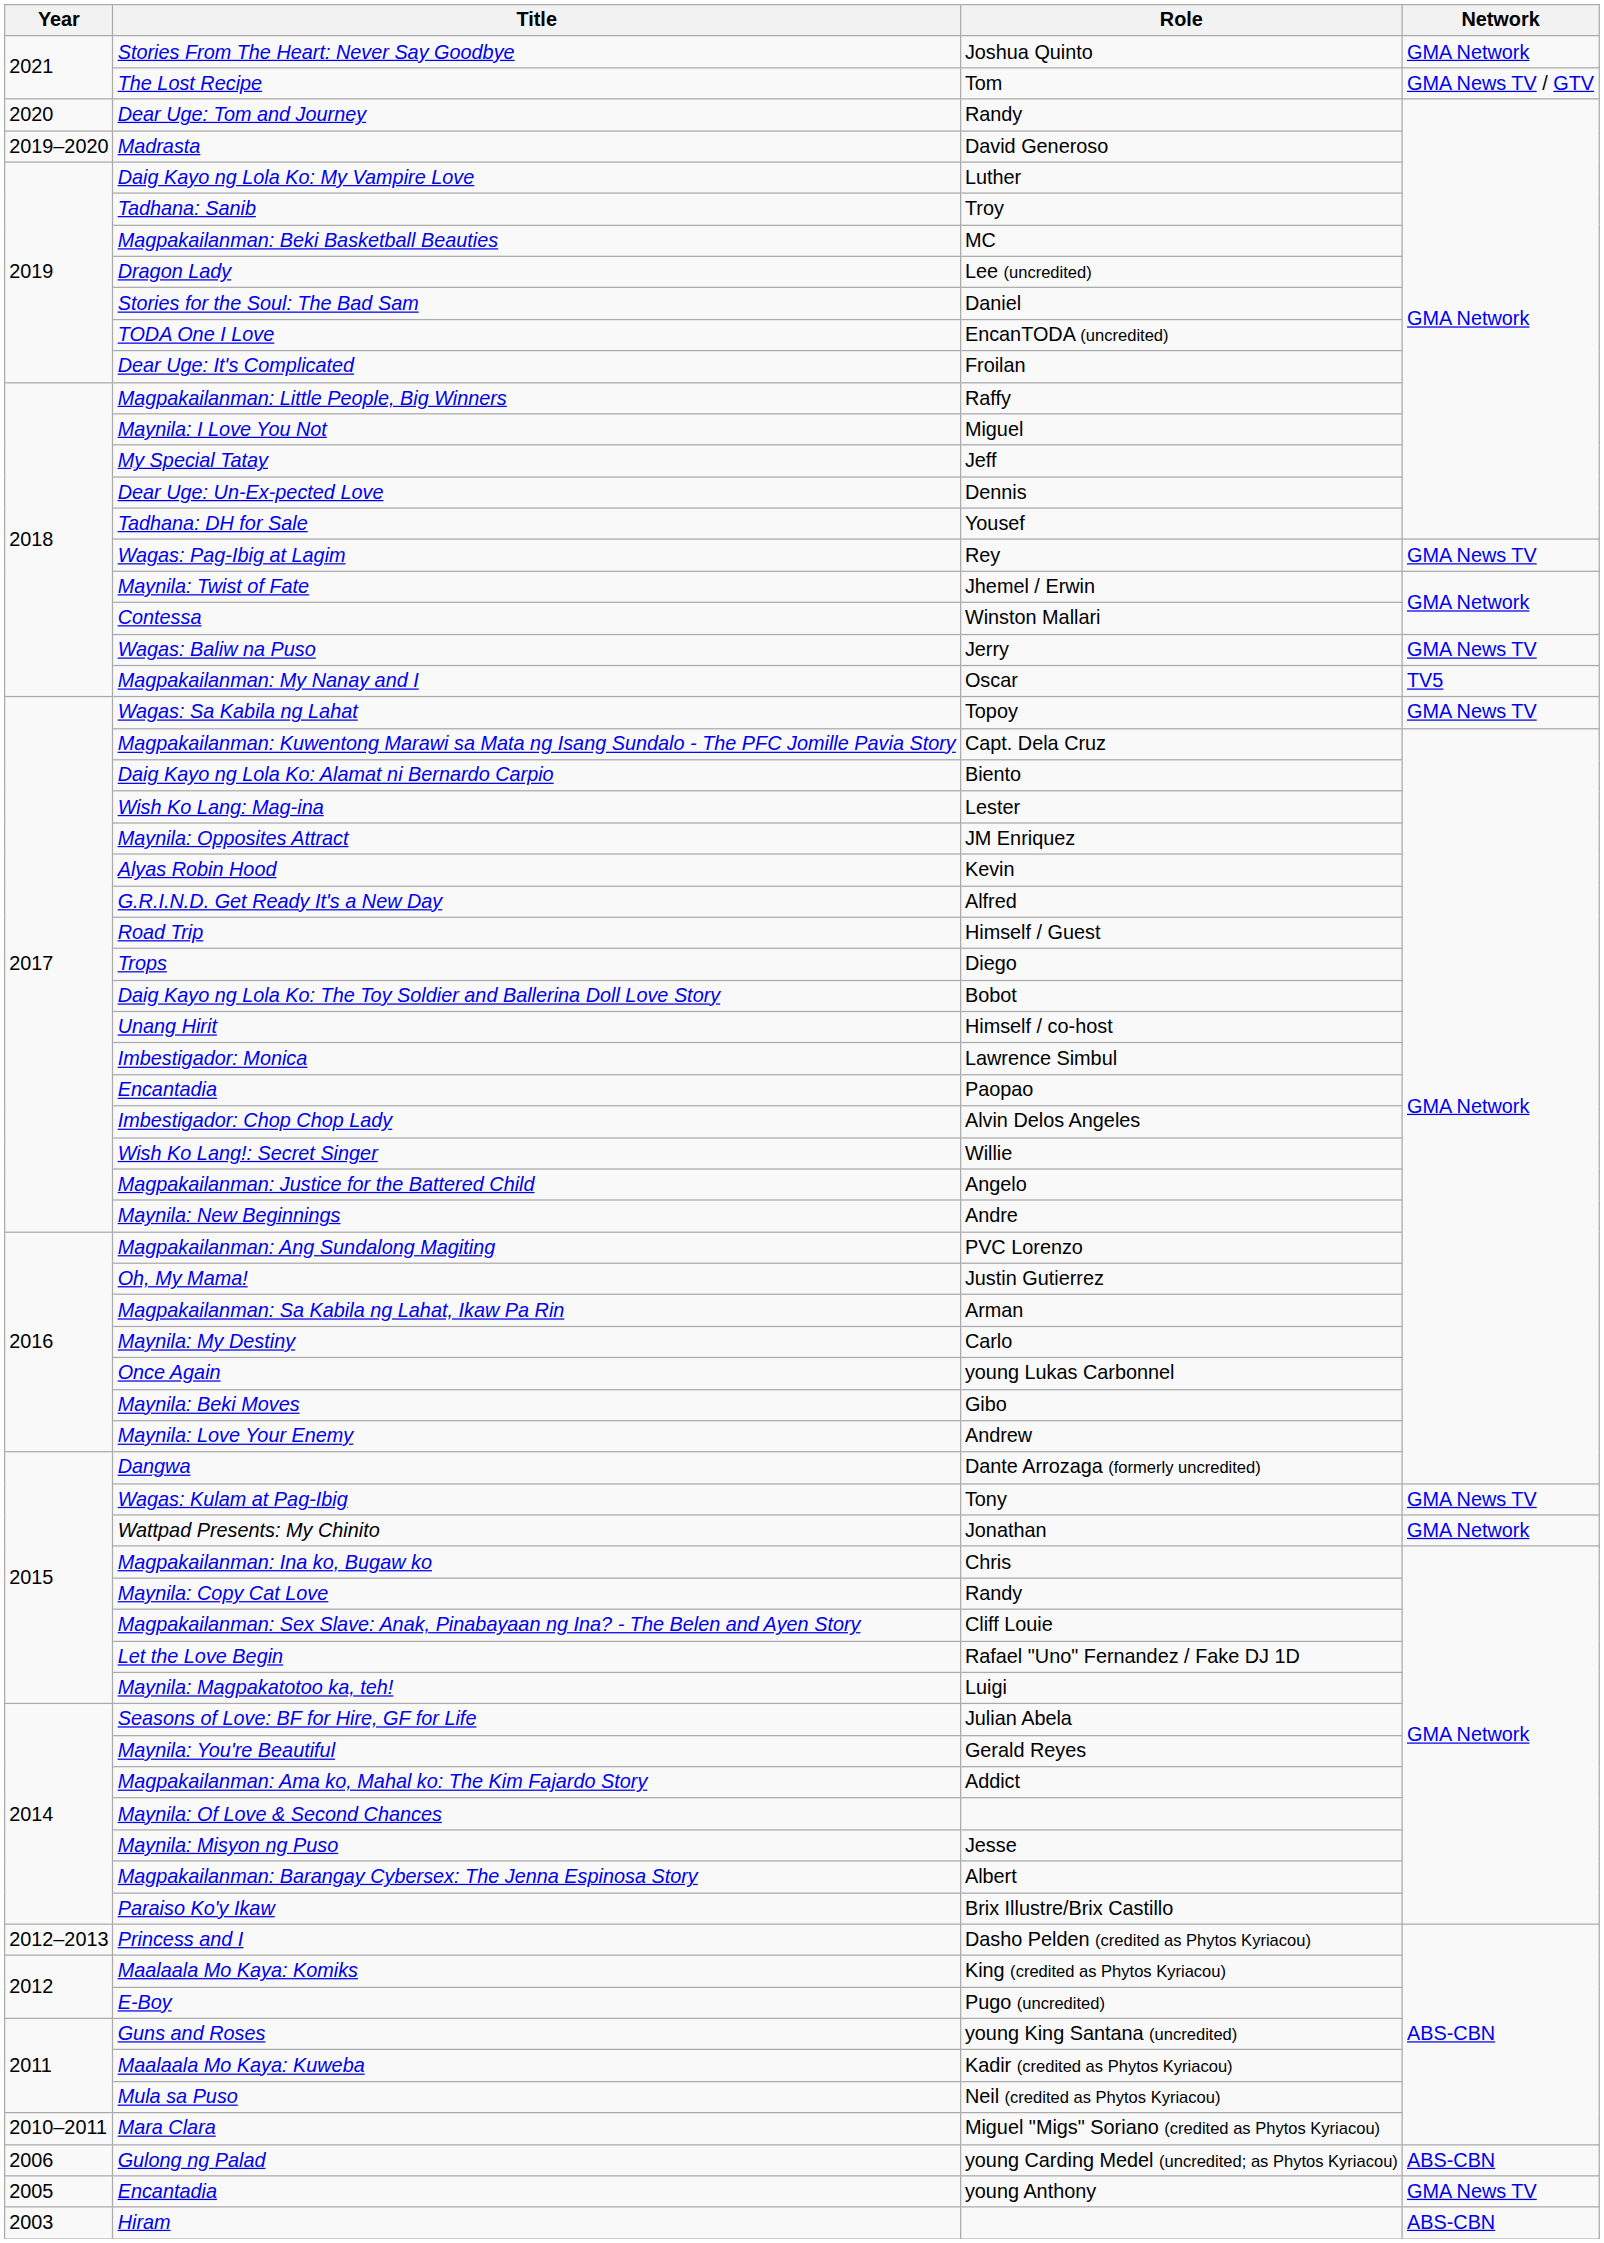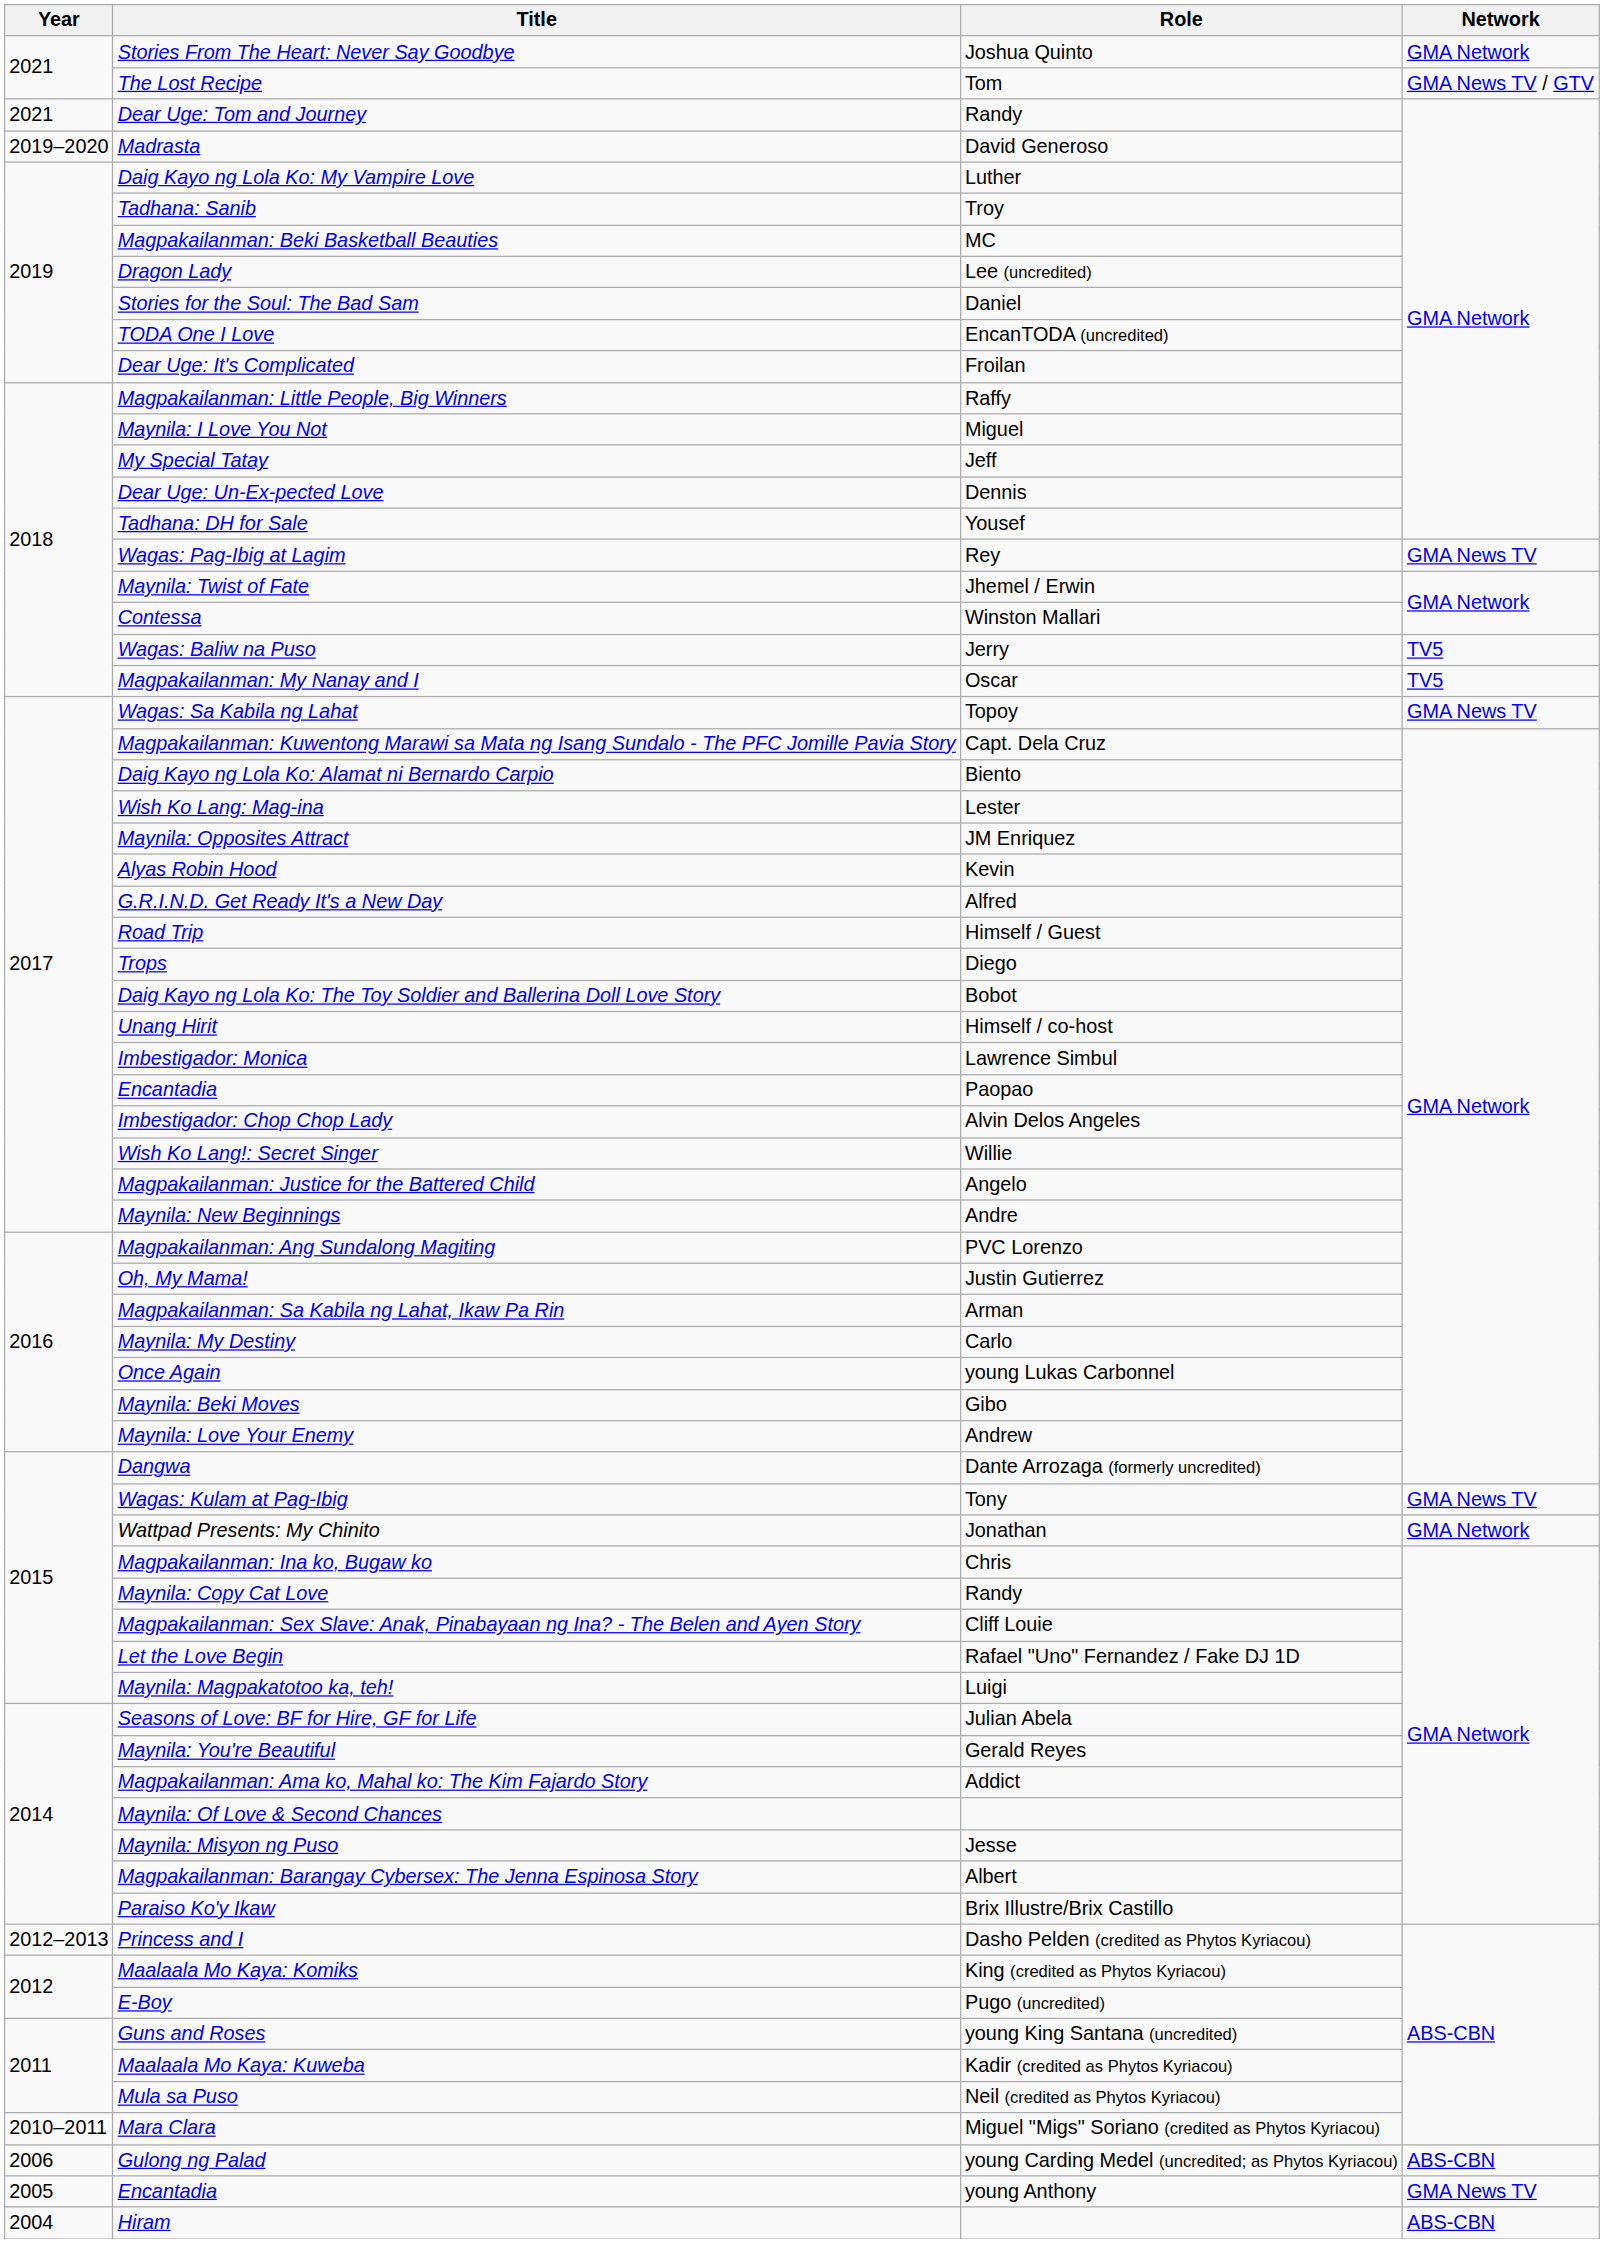(31, 114) 2020 -> (31, 114) 2021
(1472, 649) GMA News TV -> (1425, 649) TV5
(31, 2222) 2003 -> (31, 2222) 2004
